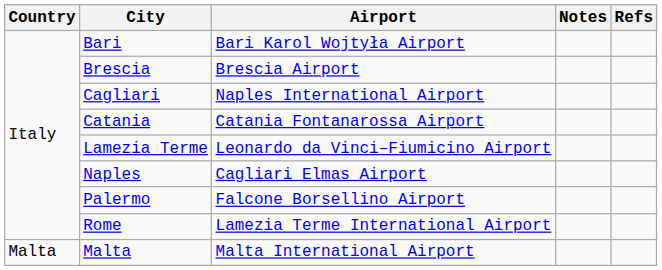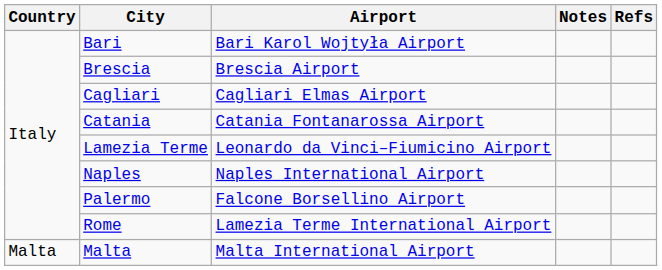(350, 96) Naples International Airport -> (321, 96) Cagliari Elmas Airport
(321, 174) Cagliari Elmas Airport -> (350, 174) Naples International Airport
